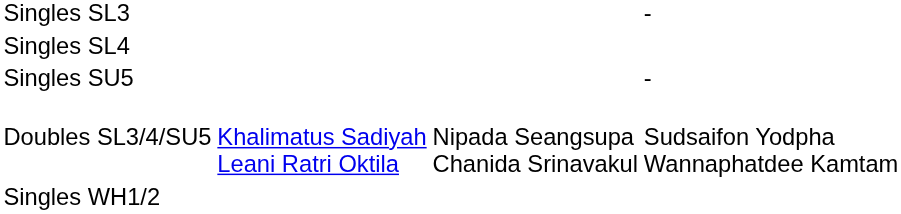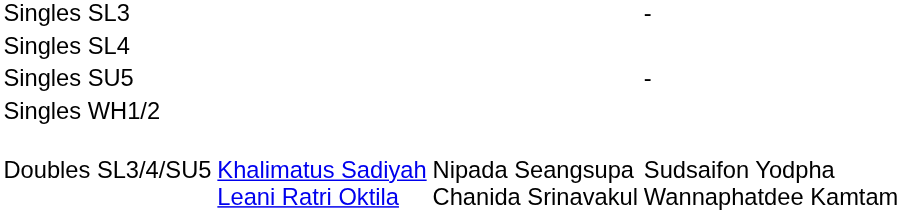rows swapped: (82, 197) <-> (107, 137)
